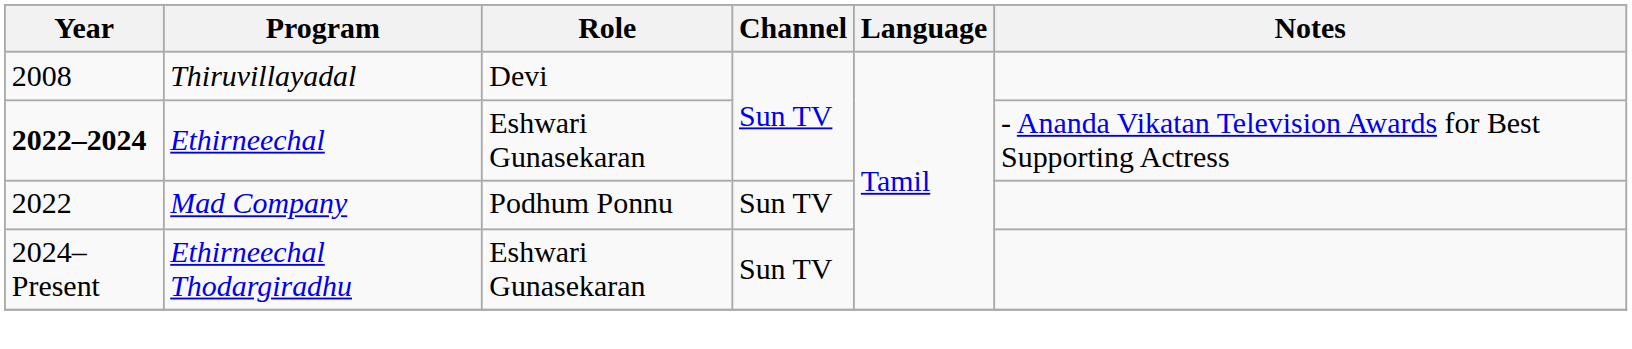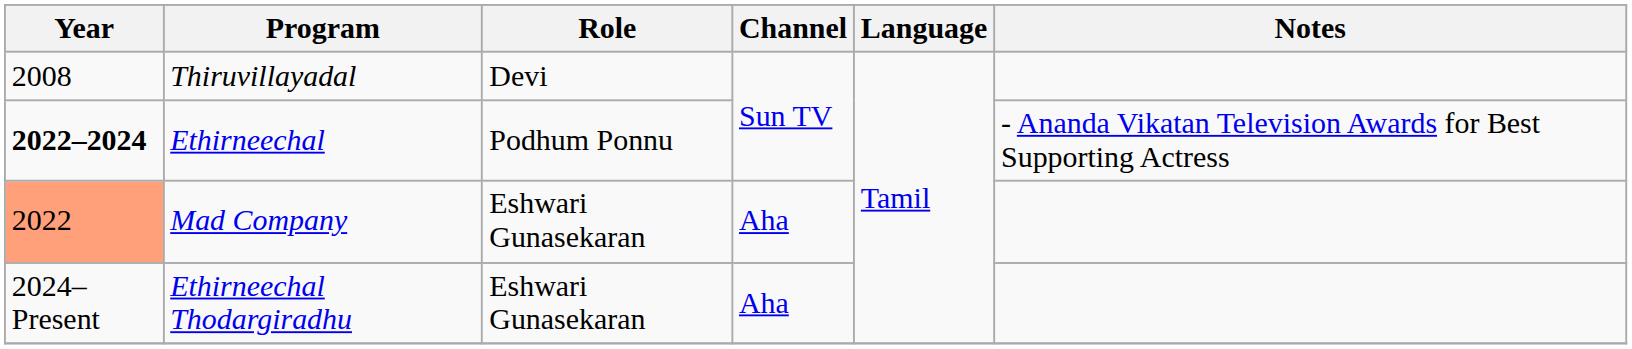(567, 139) Eshwari Gunasekaran -> (581, 139) Podhum Ponnu
(42, 204) no background -> (42, 221) lightsalmon background
(581, 204) Podhum Ponnu -> (567, 221) Eshwari Gunasekaran
(786, 204) Sun TV -> (764, 221) Aha
(786, 268) Sun TV -> (764, 302) Aha
